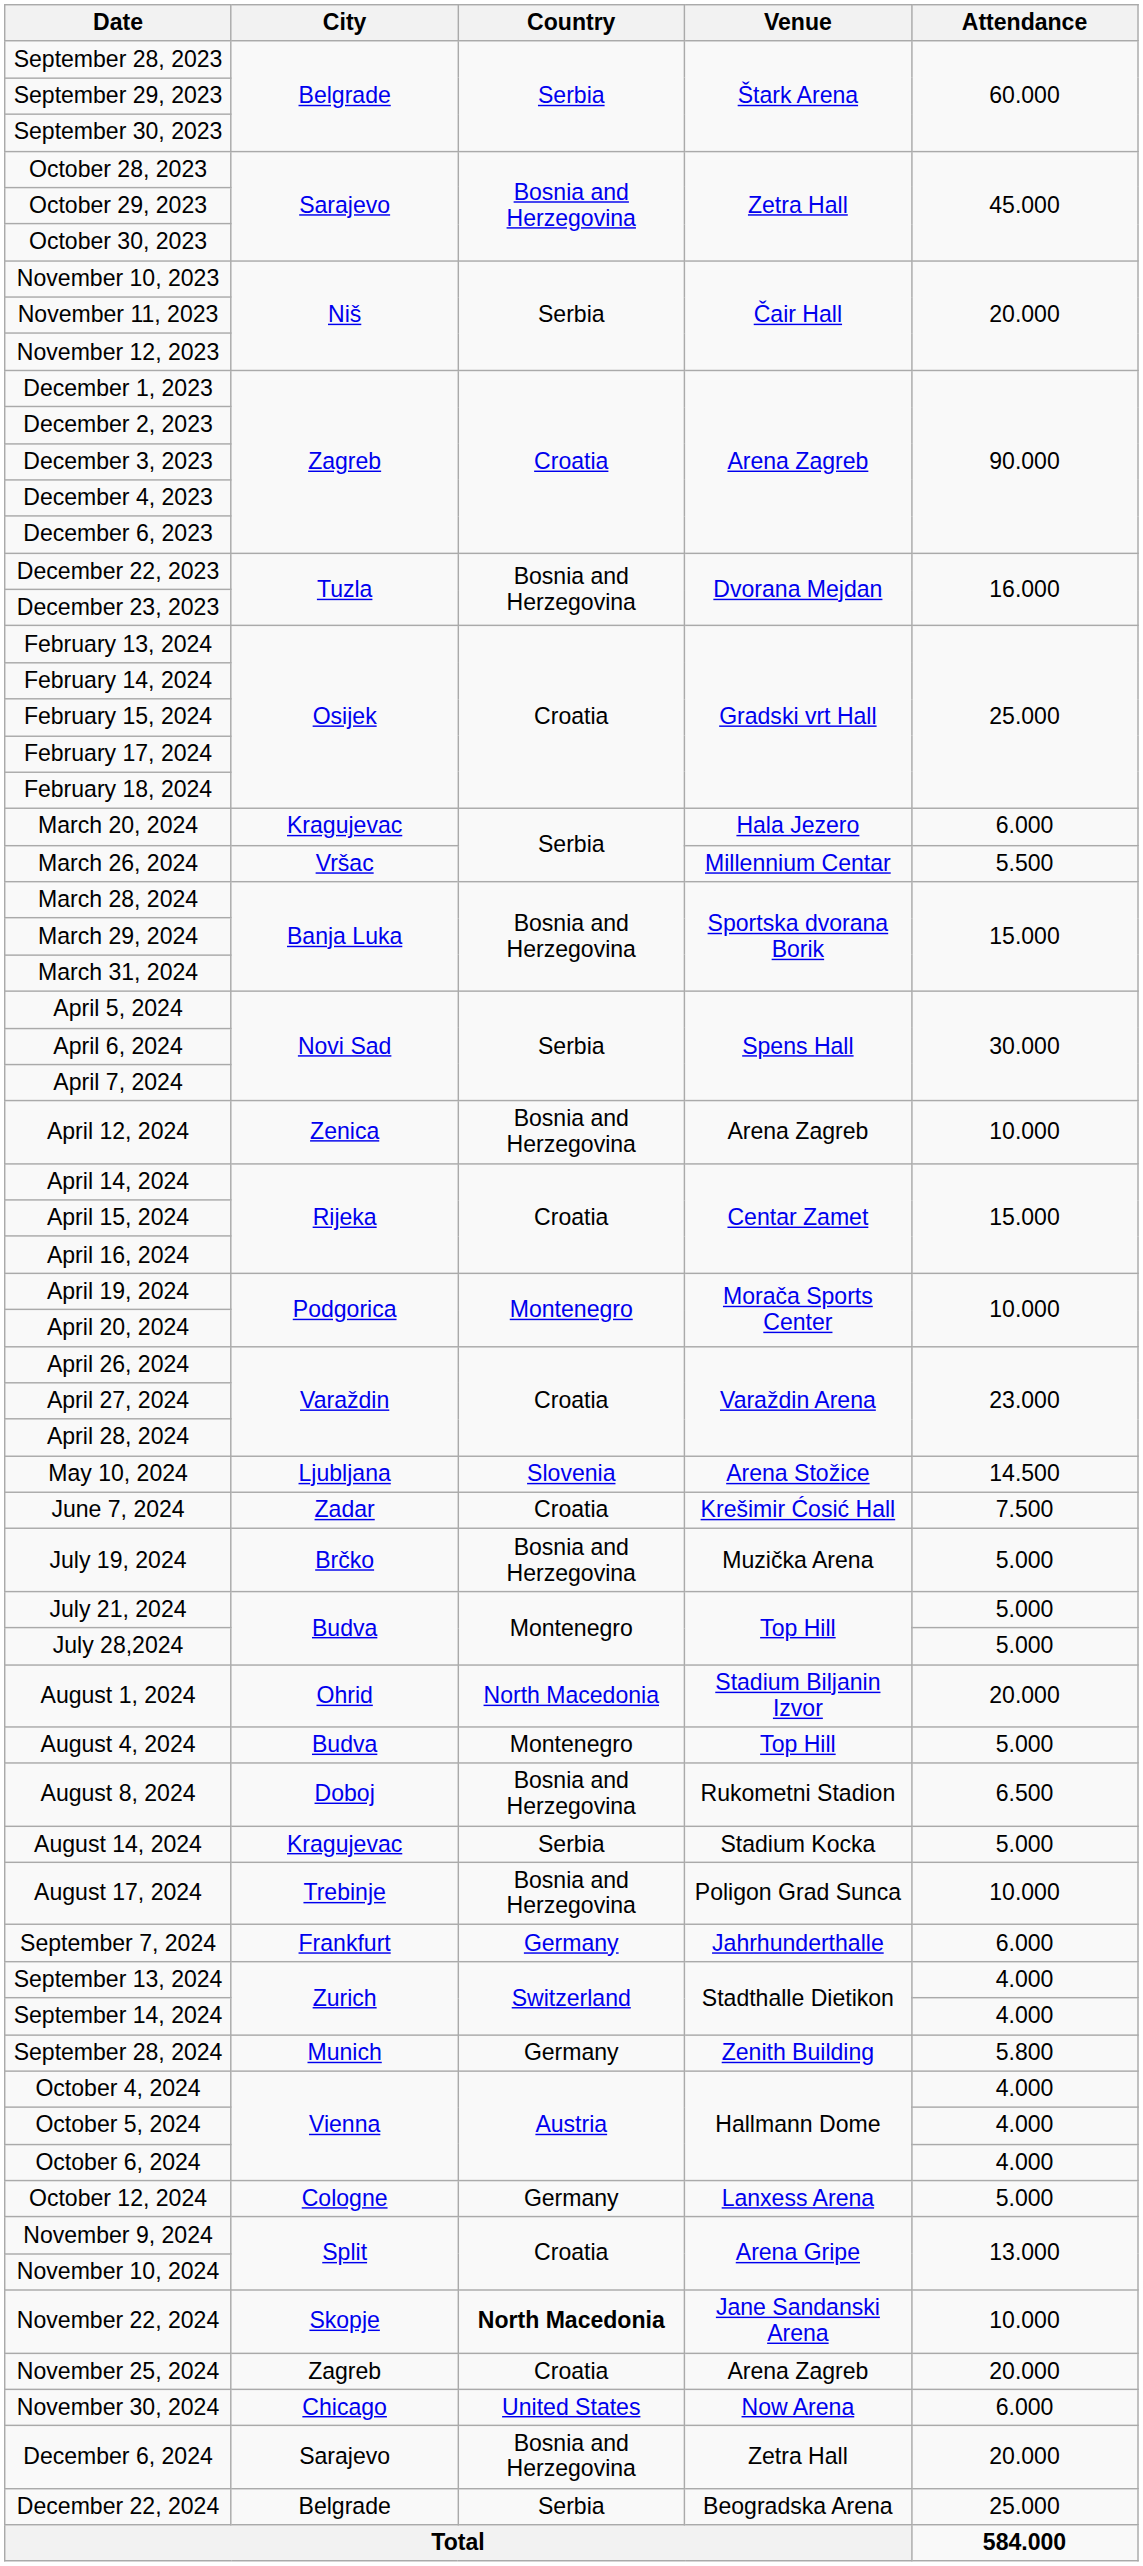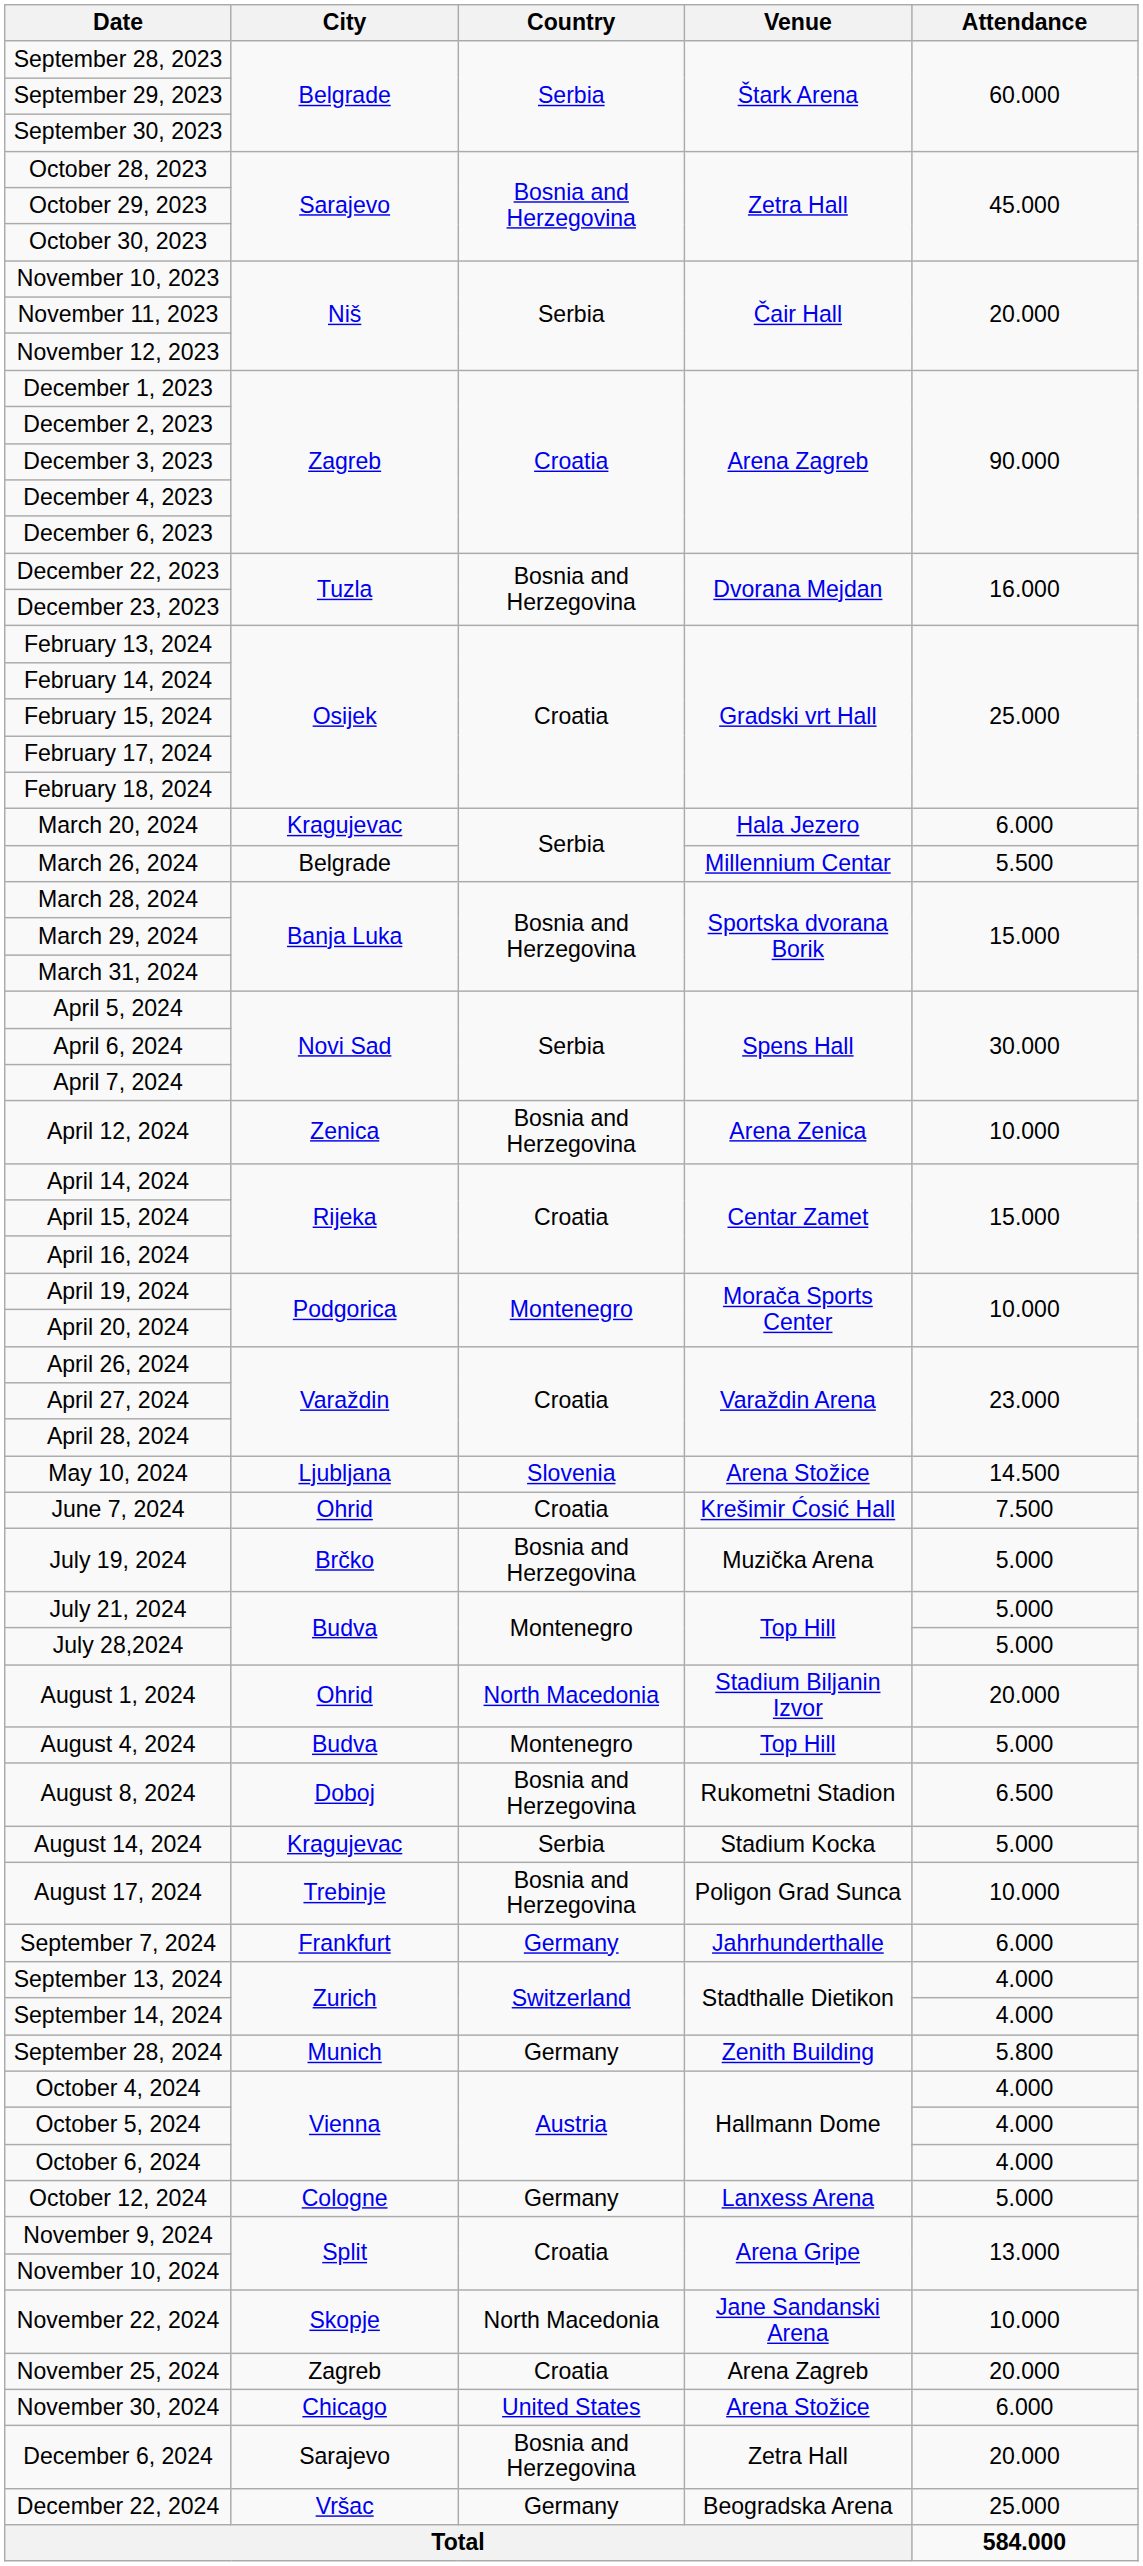(345, 863) Vršac -> (345, 863) Belgrade
(798, 1131) Arena Zagreb -> (798, 1131) Arena Zenica
(345, 1510) Zadar -> (345, 1510) Ohrid
(571, 2321) bold -> (571, 2321) normal
(798, 2407) Now Arena -> (798, 2407) Arena Stožice
(345, 2506) Belgrade -> (345, 2506) Vršac
(571, 2506) Serbia -> (571, 2506) Germany
